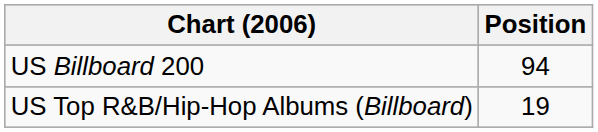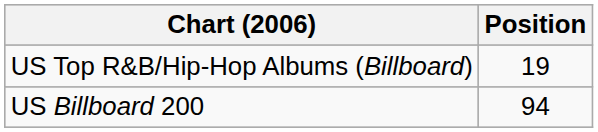rows swapped: (107, 65) <-> (242, 106)
